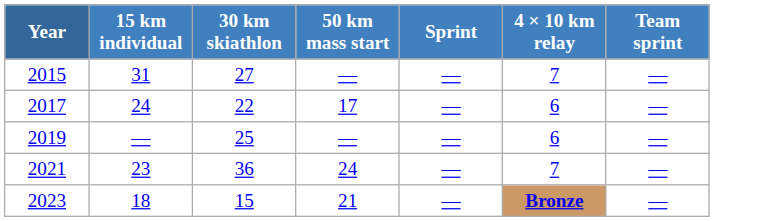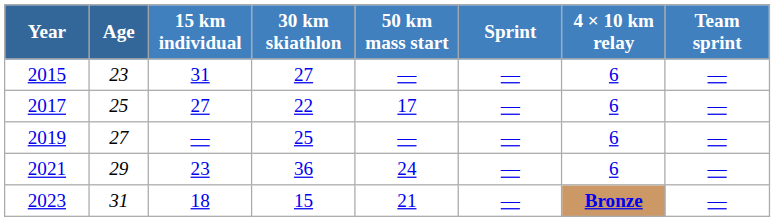+ column: (119, 31)
(554, 74) 7 -> (614, 74) 6
(141, 106) 24 -> (200, 106) 27
(554, 169) 7 -> (614, 169) 6
